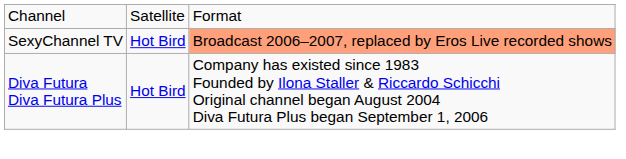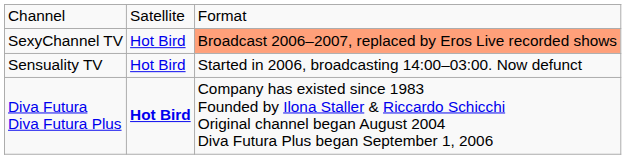+ row: (55, 65)
(158, 91) normal -> (160, 115) bold
